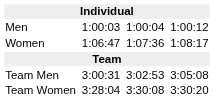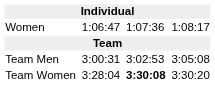- row: (16, 27)
(145, 90) normal -> (146, 75) bold
